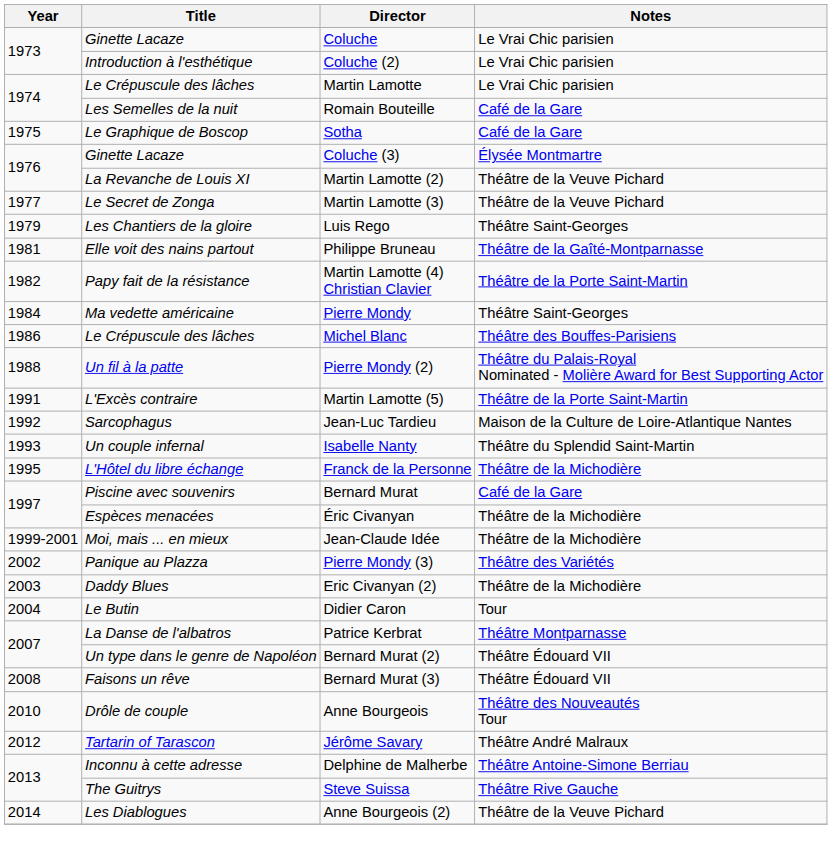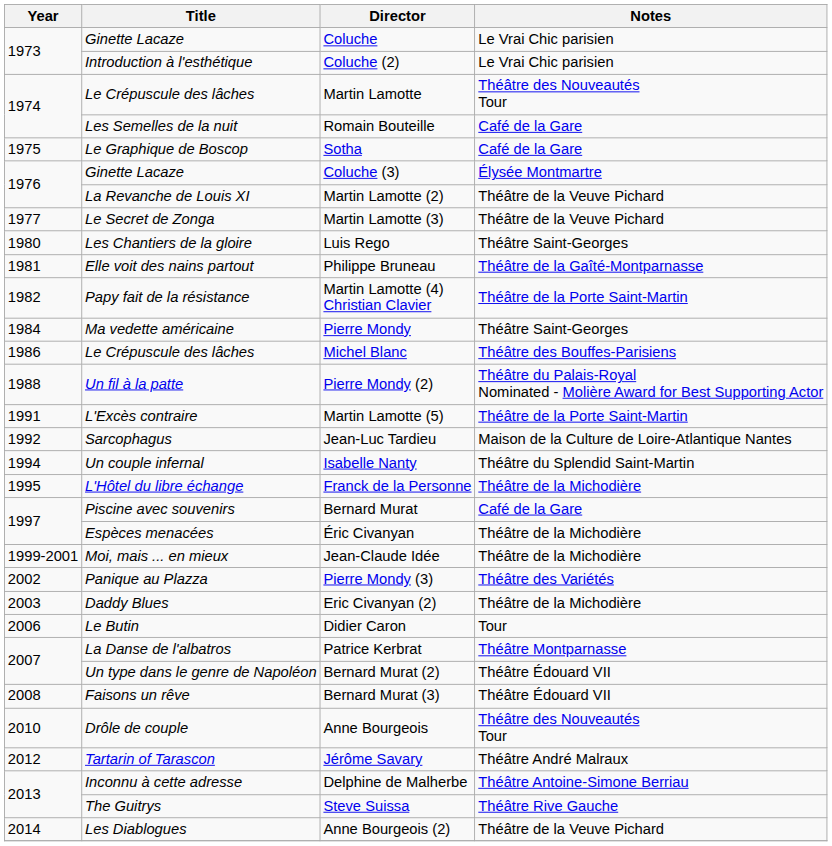(546, 86) Le Vrai Chic parisien -> (559, 94) Théâtre des Nouveautés Tour
(24, 226) 1979 -> (24, 242) 1980
(24, 446) 1993 -> (24, 462) 1994
(24, 609) 2004 -> (24, 626) 2006
